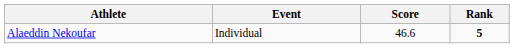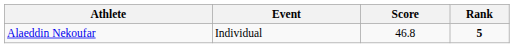(405, 33) 46.6 -> (405, 33) 46.8
